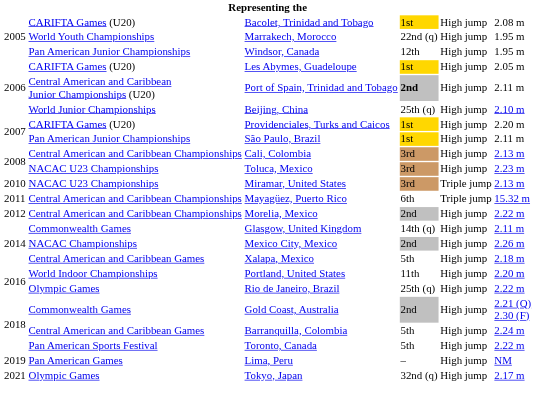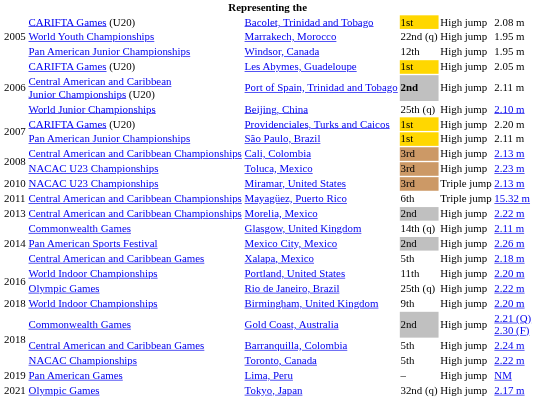(15, 214) 2012 -> (15, 214) 2013
(83, 243) NACAC Championships -> (93, 243) Pan American Sports Festival
+ row: (311, 303)
(93, 345) Pan American Sports Festival -> (83, 360) NACAC Championships
